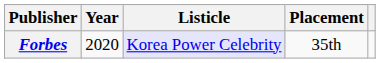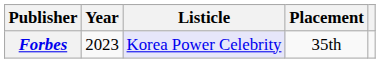(102, 44) 2020 -> (102, 44) 2023
